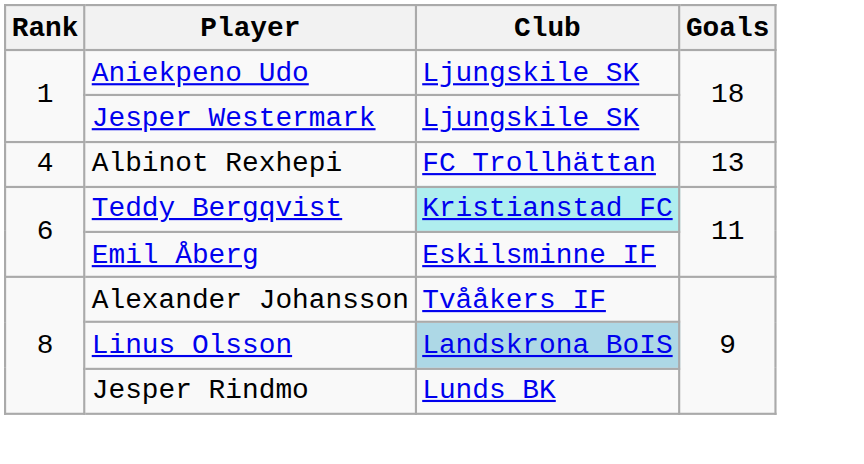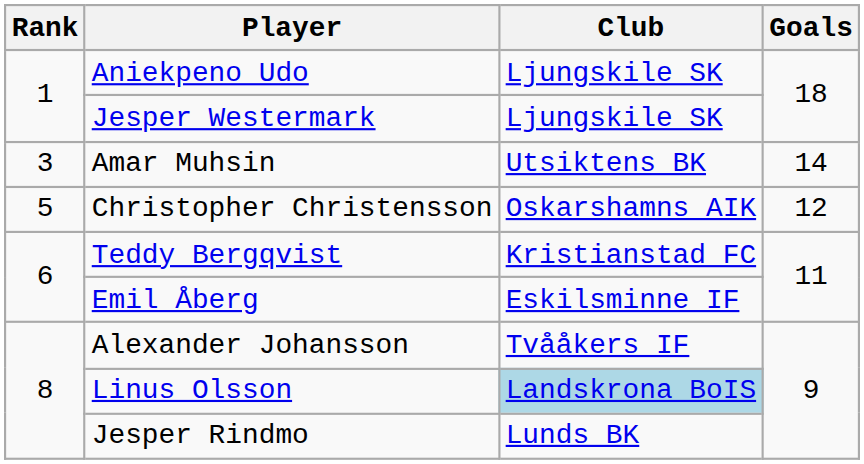+ row: (184, 164)
- row: (217, 164)
+ row: (292, 209)
(547, 209) paleturquoise background -> (631, 254) no background
